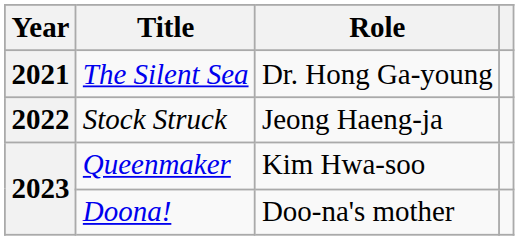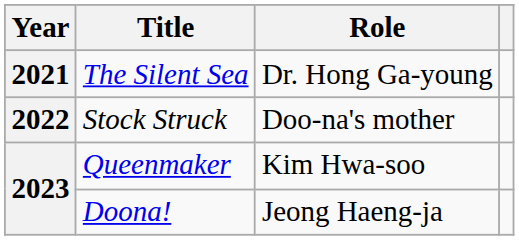(352, 119) Jeong Haeng-ja -> (358, 119) Doo-na's mother
(358, 211) Doo-na's mother -> (352, 211) Jeong Haeng-ja
